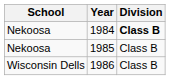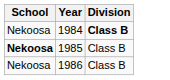(29, 48) normal -> (30, 48) bold
(46, 65) Wisconsin Dells -> (29, 65) Nekoosa
